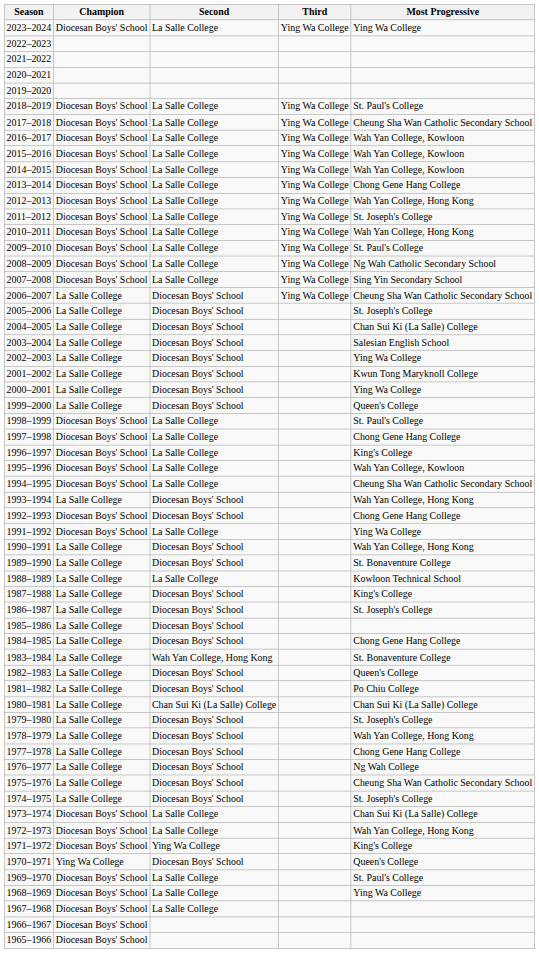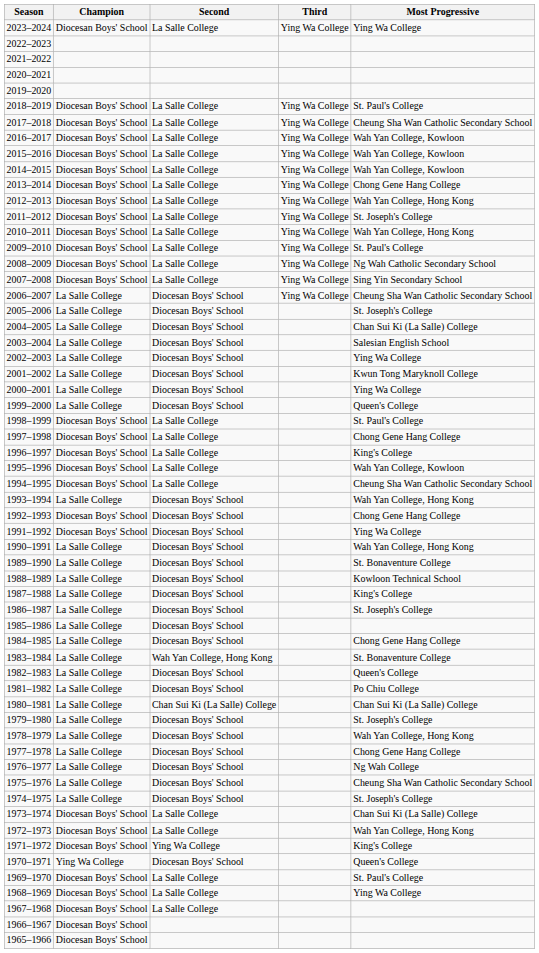(185, 531) La Salle College -> (198, 531) Diocesan Boys' School
(185, 578) La Salle College -> (198, 578) Diocesan Boys' School
